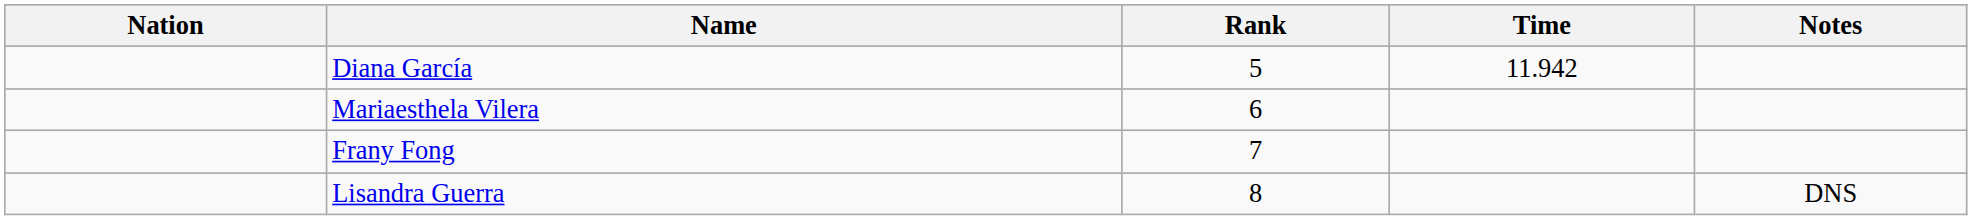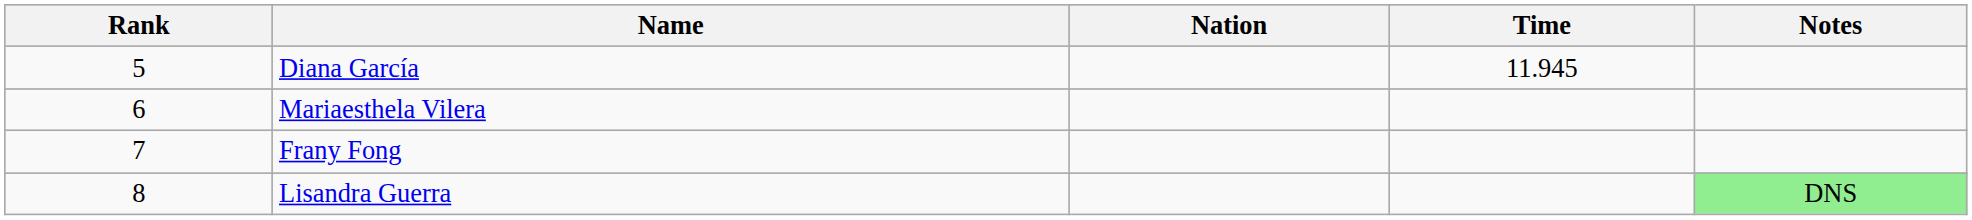columns swapped: (1256, 25) <-> (165, 25)
(1542, 67) 11.942 -> (1542, 67) 11.945
(1831, 192) no background -> (1831, 192) lightgreen background
